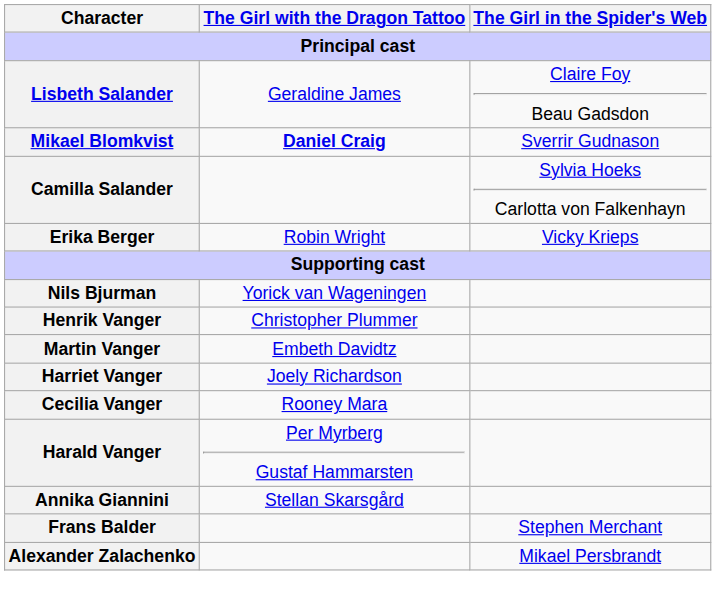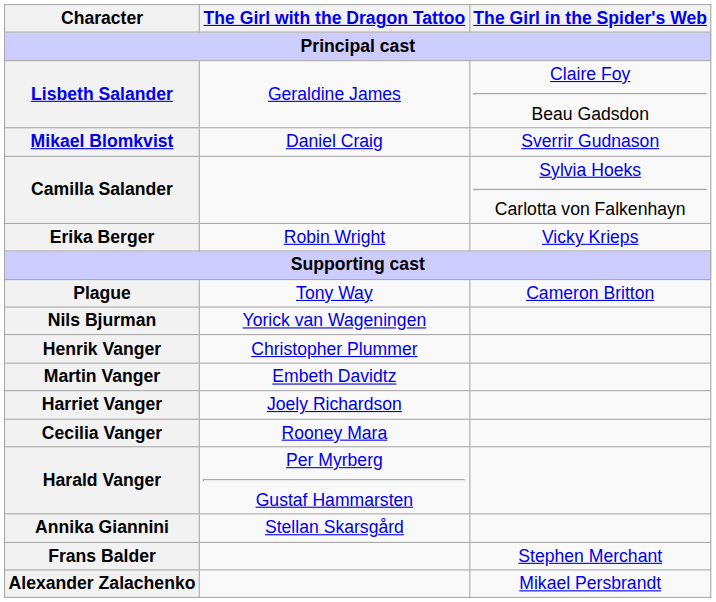(334, 141) bold -> (334, 141) normal
+ row: (102, 293)
